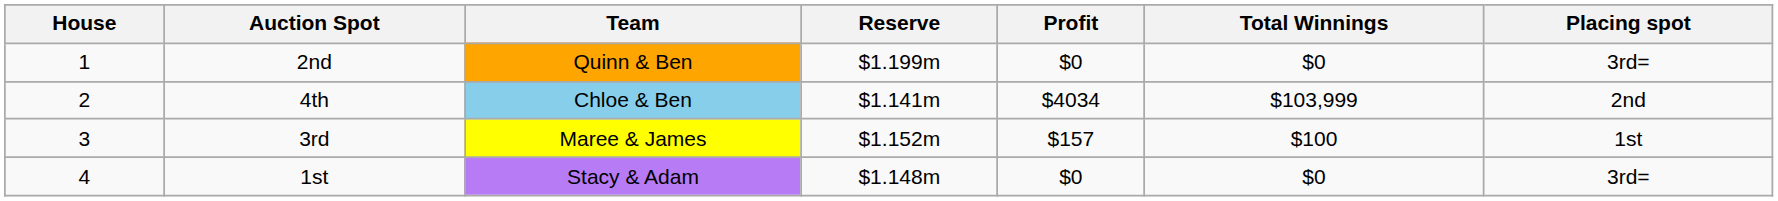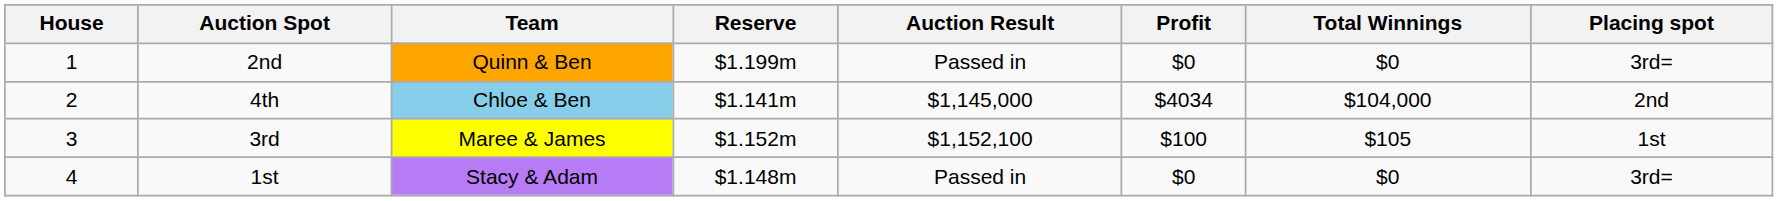+ column: (980, 24)
(1314, 100) $103,999 -> (1388, 100) $104,000
(1071, 138) $157 -> (1184, 138) $100
(1314, 138) $100 -> (1388, 138) $105
